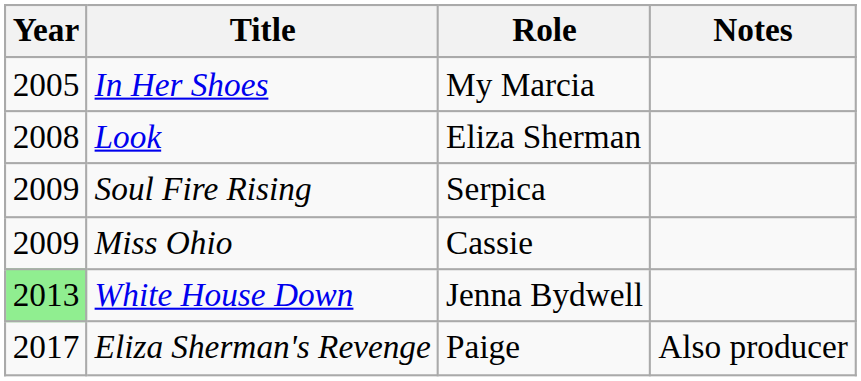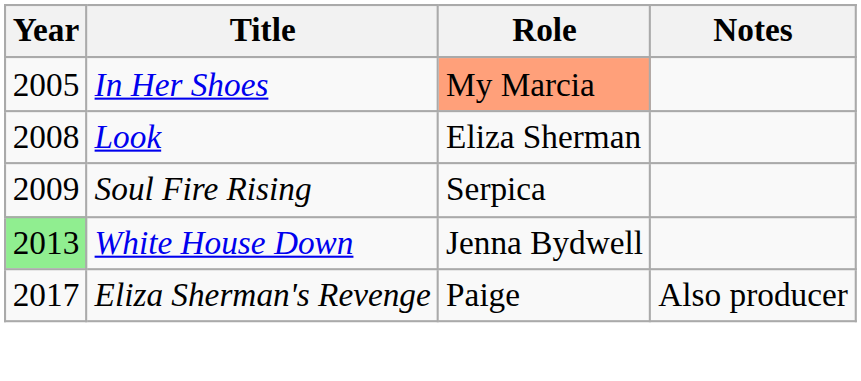(520, 83) no background -> (520, 83) lightsalmon background
- row: (163, 242)
